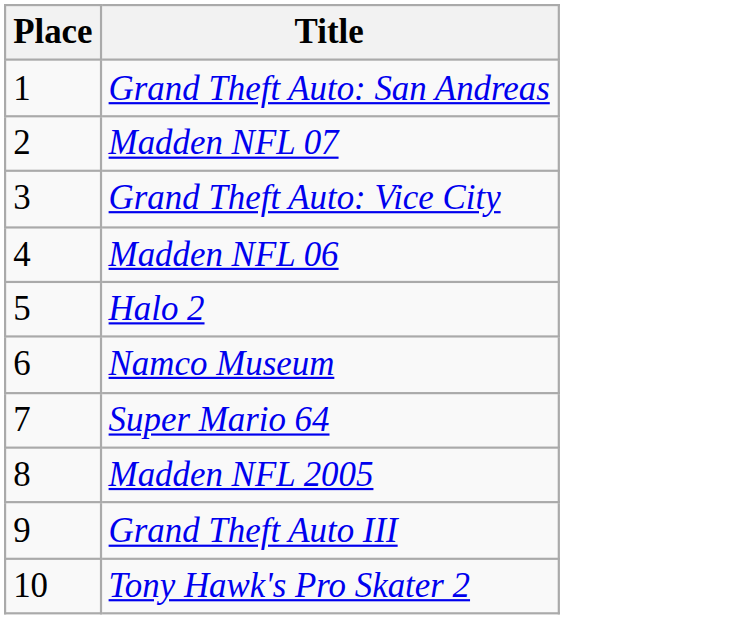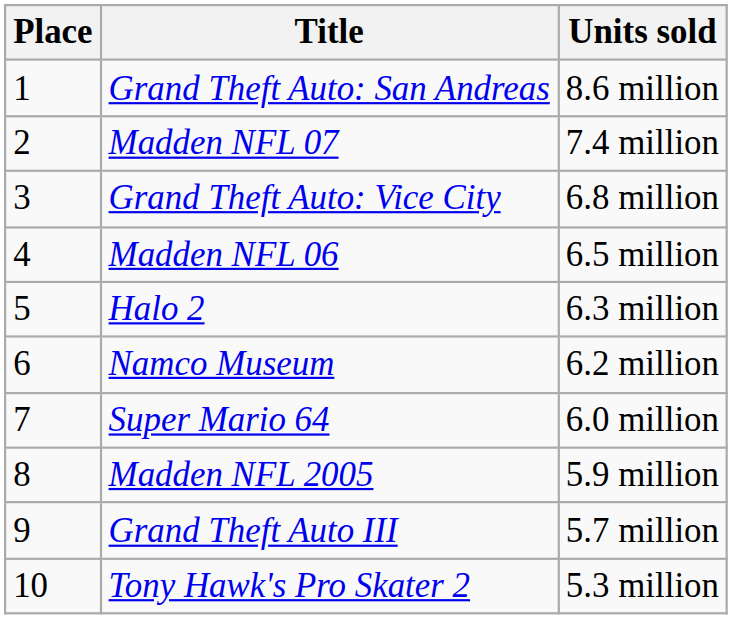+ column: (642, 32)
